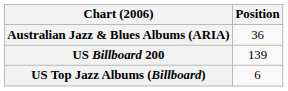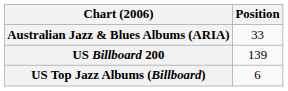(258, 34) 36 -> (258, 34) 33
